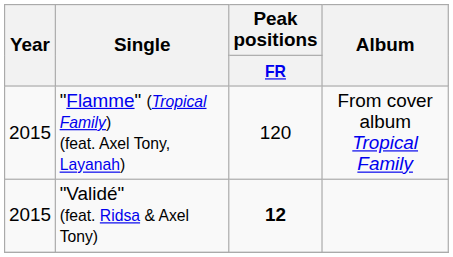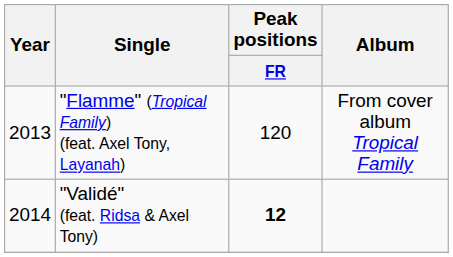(30, 132) 2015 -> (30, 132) 2013
(30, 215) 2015 -> (30, 215) 2014
